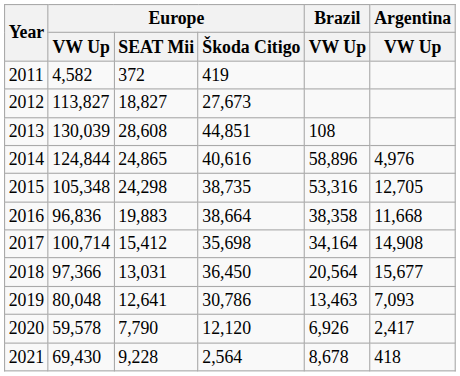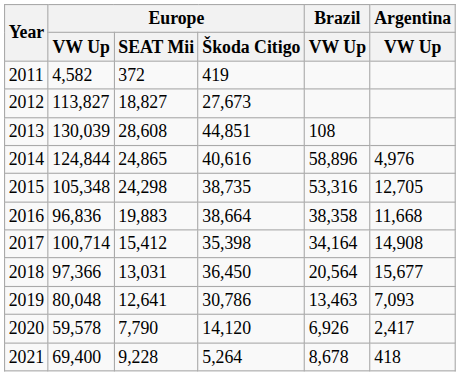(227, 243) 35,698 -> (227, 243) 35,398
(227, 328) 12,120 -> (227, 328) 14,120
(77, 356) 69,430 -> (77, 356) 69,400
(222, 356) 2,564 -> (222, 356) 5,264
